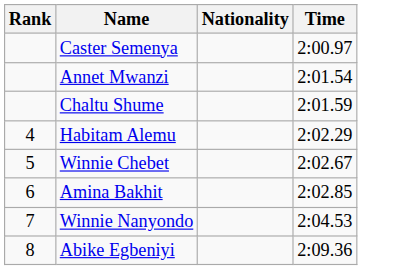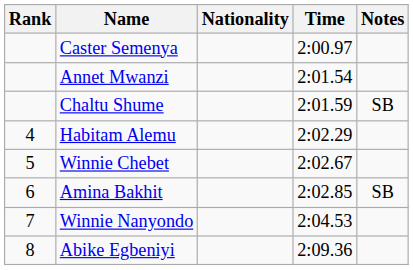+ column: (383, 18)
